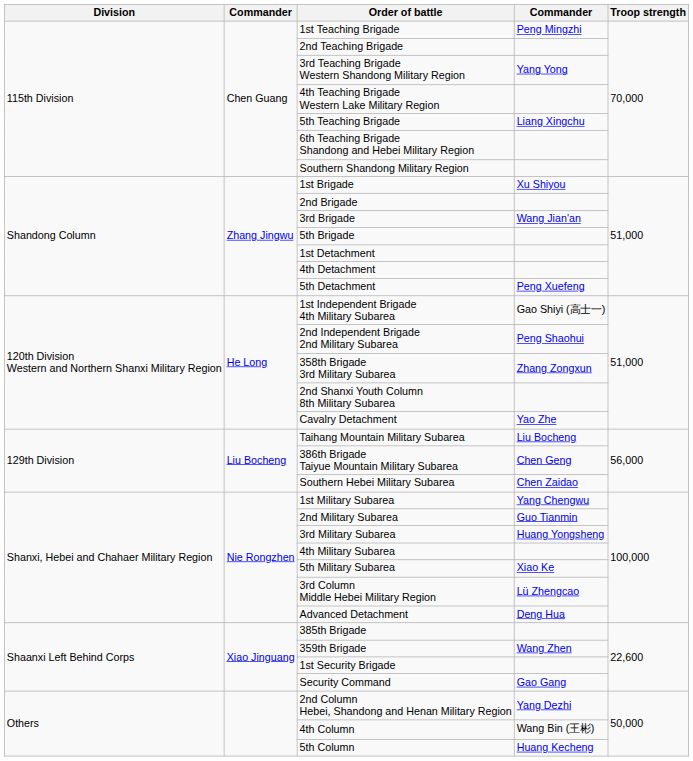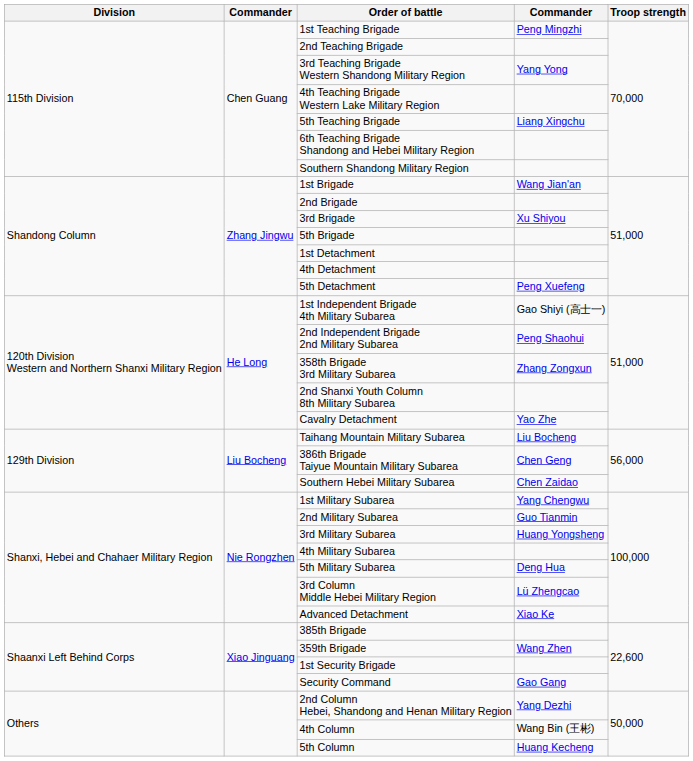(541, 185) Xu Shiyou -> (549, 185) Wang Jian'an
(549, 219) Wang Jian'an -> (541, 219) Xu Shiyou
(535, 568) Xiao Ke -> (541, 568) Deng Hua
(541, 614) Deng Hua -> (535, 614) Xiao Ke
